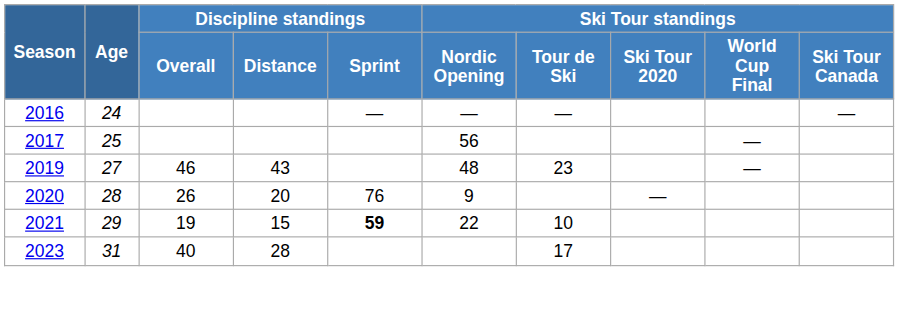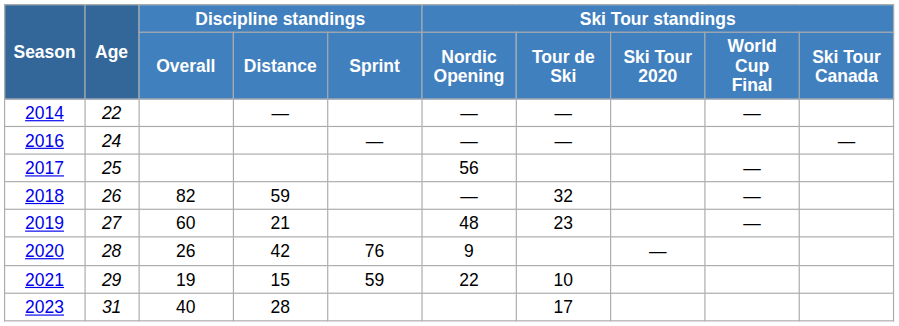+ row: (45, 113)
+ row: (45, 196)
(186, 168) 46 -> (186, 224) 60
(280, 168) 43 -> (280, 224) 21
(280, 196) 20 -> (280, 251) 42
(375, 224) bold -> (375, 279) normal
